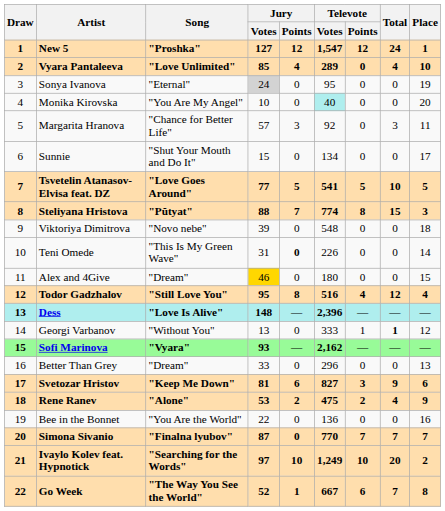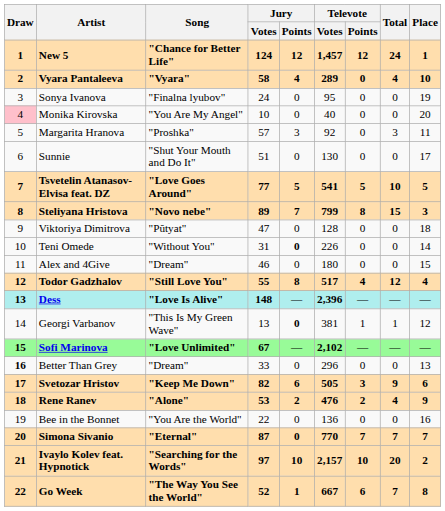(175, 48) "Proshka" -> (195, 55) "Chance for Better Life"
(264, 48) 127 -> (264, 55) 124
(330, 48) 1,547 -> (330, 55) 1,457
(192, 66) "Love Unlimited" -> (169, 79) "Vyara"
(264, 66) 85 -> (264, 79) 58
(169, 84) "Eternal" -> (187, 97) "Finalna lyubov"
(264, 84) lightgrey background -> (264, 97) no background
(20, 102) no background -> (20, 114) pink background
(330, 102) paleturquoise background -> (330, 114) no background
(191, 126) "Chance for Better Life" -> (171, 132) "Proshka"
(264, 156) 15 -> (264, 156) 51
(330, 156) 134 -> (330, 156) 130
(171, 211) "Pŭtyat" -> (180, 211) "Novo nebe"
(264, 211) 88 -> (264, 211) 89
(330, 211) 774 -> (330, 211) 799
(178, 228) "Novo nebe" -> (167, 228) "Pŭtyat"
(264, 228) 39 -> (264, 228) 47
(330, 228) 548 -> (330, 228) 128
(191, 252) "This Is My Green Wave" -> (182, 246) "Without You"
(264, 276) gold background -> (264, 264) no background
(264, 294) 95 -> (264, 282) 55
(330, 294) 516 -> (330, 282) 517
(182, 330) "Without You" -> (191, 323) "This Is My Green Wave"
(297, 330) normal -> (297, 323) bold
(330, 330) 333 -> (330, 323) 381
(395, 330) bold -> (395, 323) normal
(169, 347) "Vyara" -> (192, 347) "Love Unlimited"
(264, 347) 93 -> (264, 347) 67
(330, 347) 2,162 -> (330, 347) 2,102
(20, 365) normal -> (20, 365) bold
(264, 383) 81 -> (264, 383) 82
(330, 383) 827 -> (330, 383) 505
(330, 401) 475 -> (330, 401) 476
(191, 436) "Finalna lyubov" -> (173, 436) "Eternal"
(330, 460) 1,249 -> (330, 460) 2,157
